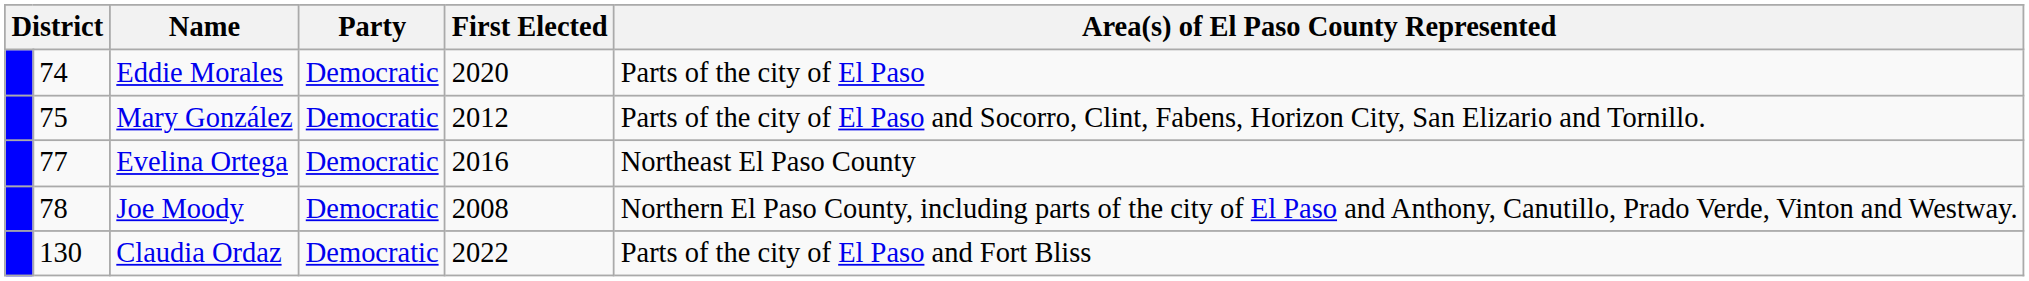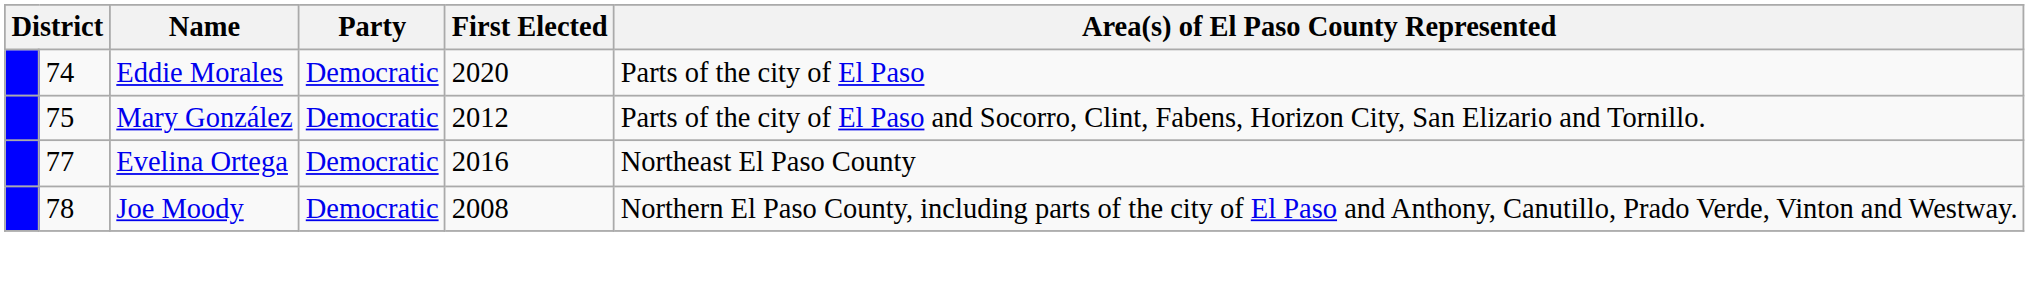- row: (199, 252)
